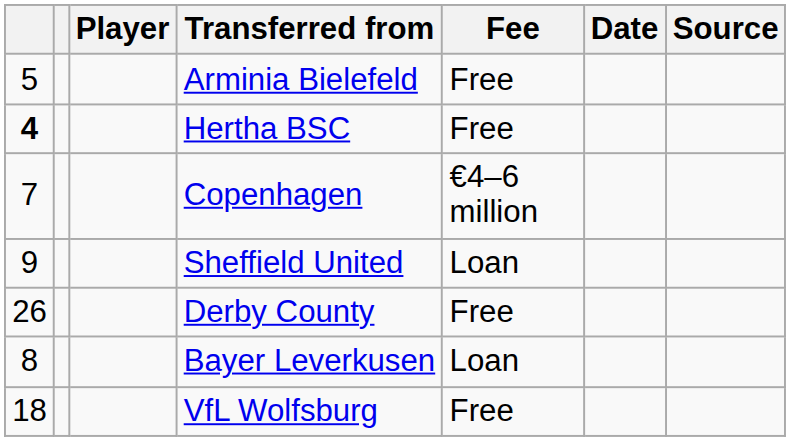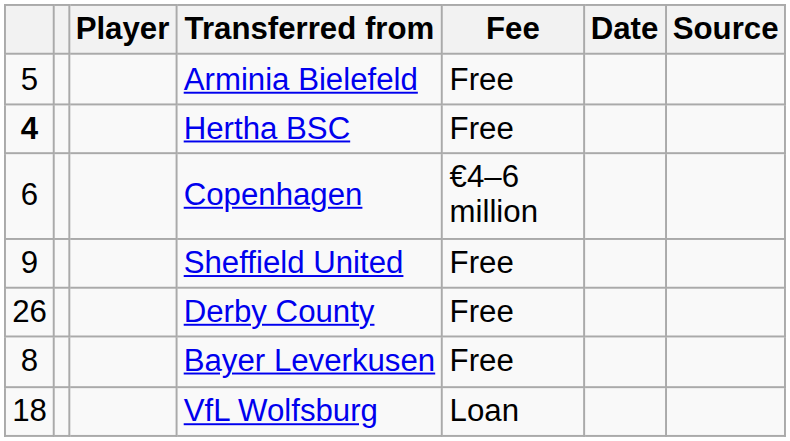(30, 195) 7 -> (30, 195) 6
(484, 262) Loan -> (482, 262) Free
(484, 361) Loan -> (482, 361) Free
(482, 410) Free -> (484, 410) Loan
